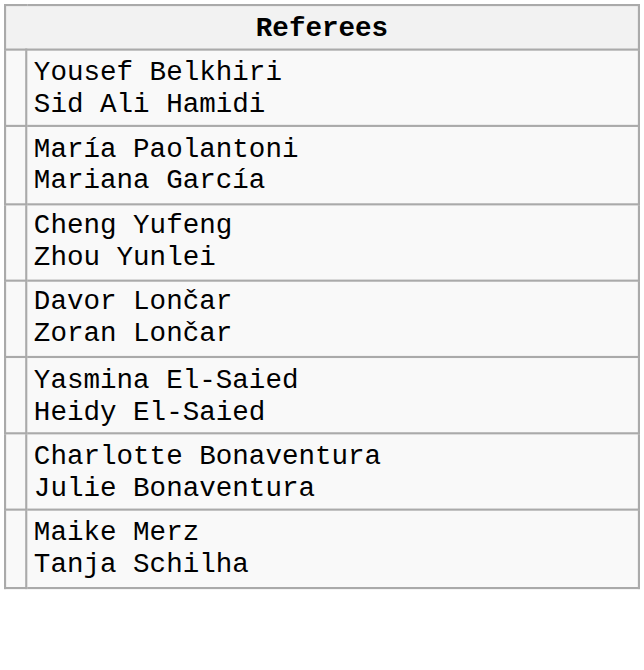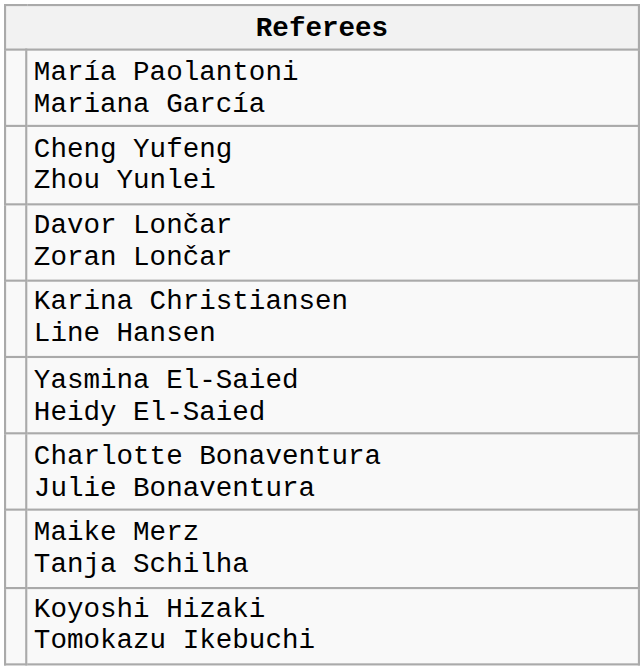- row: (158, 88)
+ row: (191, 318)
+ row: (174, 625)
